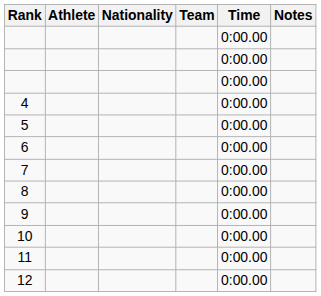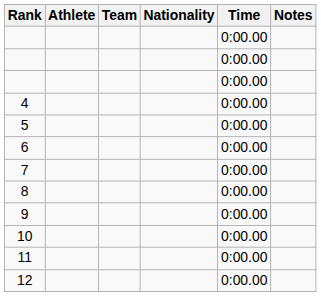columns swapped: (137, 15) <-> (197, 15)
